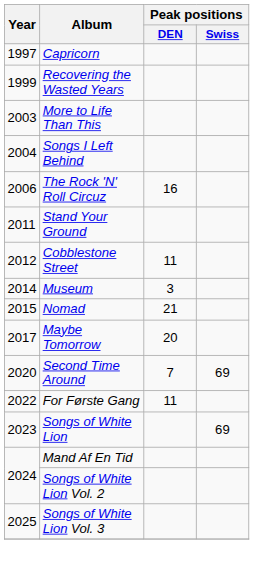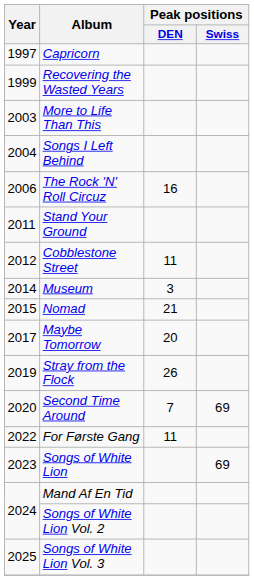+ row: (84, 373)
